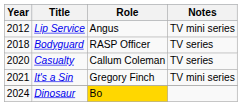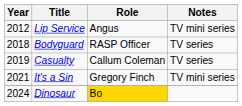(18, 61) 2020 -> (18, 61) 2019
